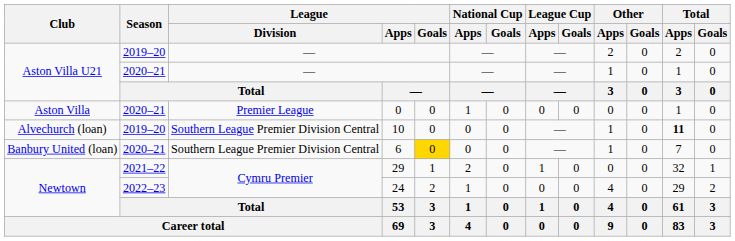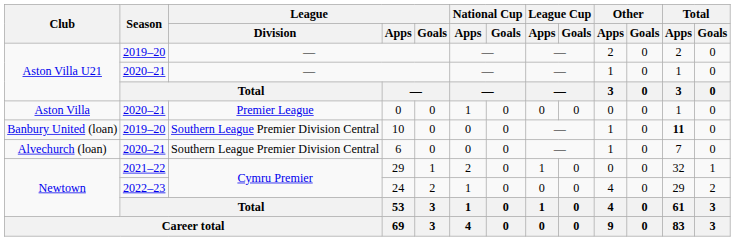(62, 129) Alvechurch (loan) -> (62, 129) Banbury United (loan)
(62, 149) Banbury United (loan) -> (62, 149) Alvechurch (loan)
(432, 149) gold background -> (432, 149) no background
